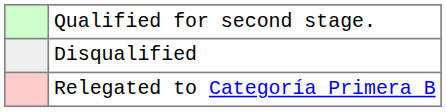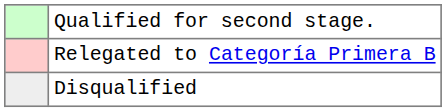rows swapped: (125, 56) <-> (245, 89)
